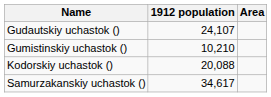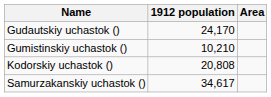(218, 30) 24,107 -> (218, 30) 24,170
(218, 65) 20,088 -> (218, 65) 20,808
